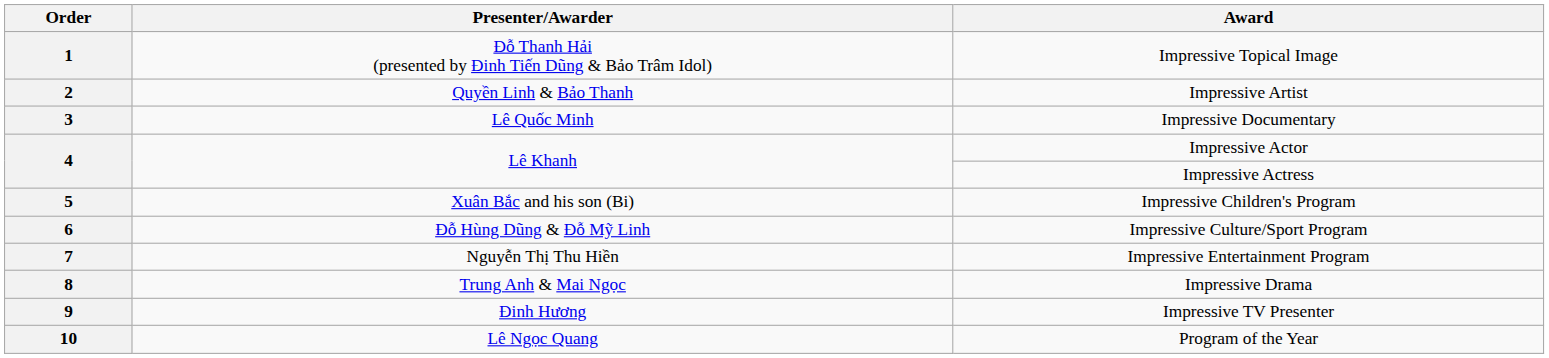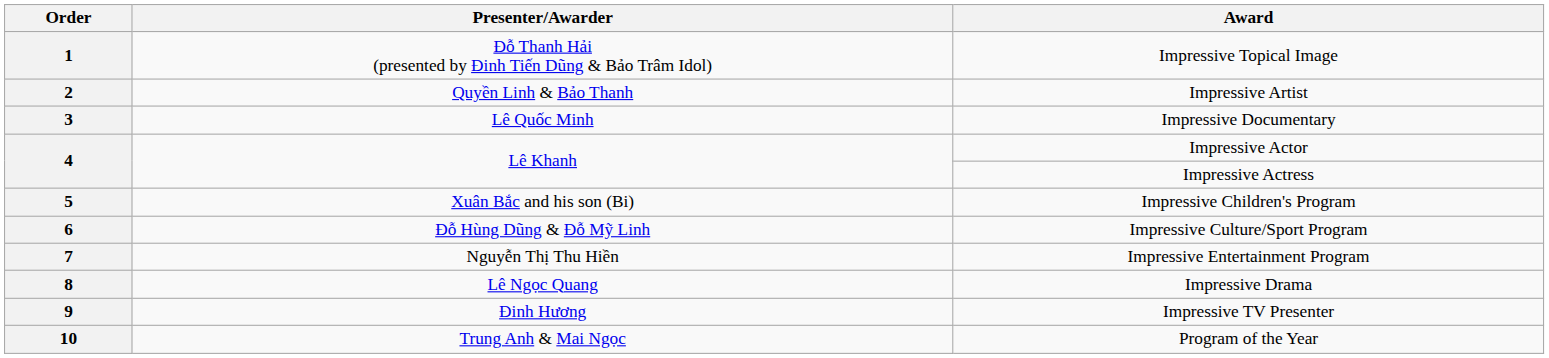(543, 284) Trung Anh & Mai Ngọc -> (543, 284) Lê Ngọc Quang
(543, 339) Lê Ngọc Quang -> (543, 339) Trung Anh & Mai Ngọc
